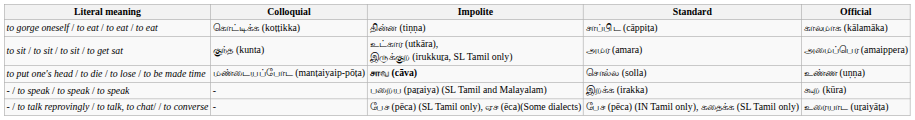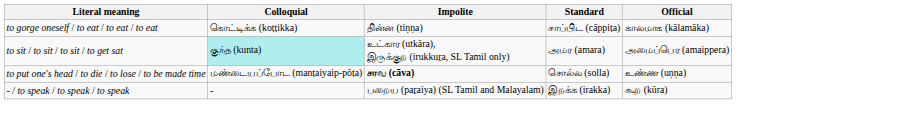(239, 50) no background -> (236, 50) paleturquoise background
- row: (107, 107)
